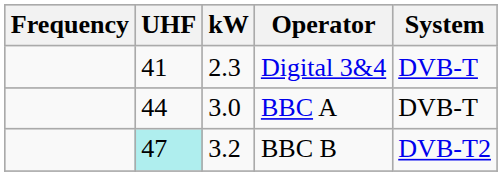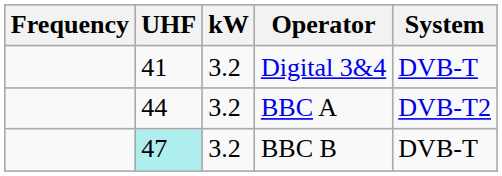(225, 66) 2.3 -> (225, 66) 3.2
(225, 107) 3.0 -> (225, 107) 3.2
(438, 107) DVB-T -> (445, 107) DVB-T2
(445, 149) DVB-T2 -> (438, 149) DVB-T
